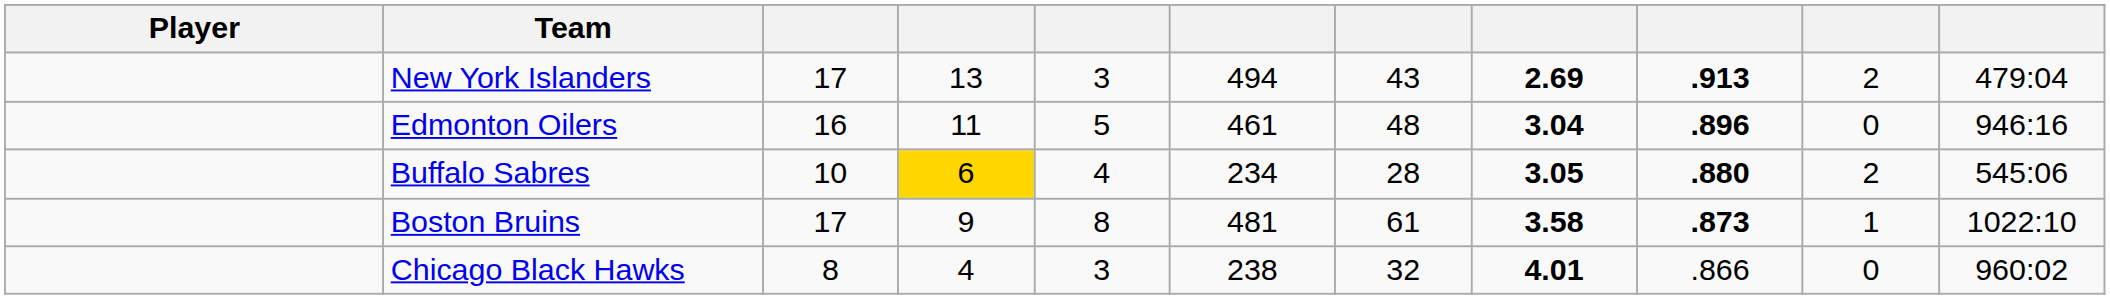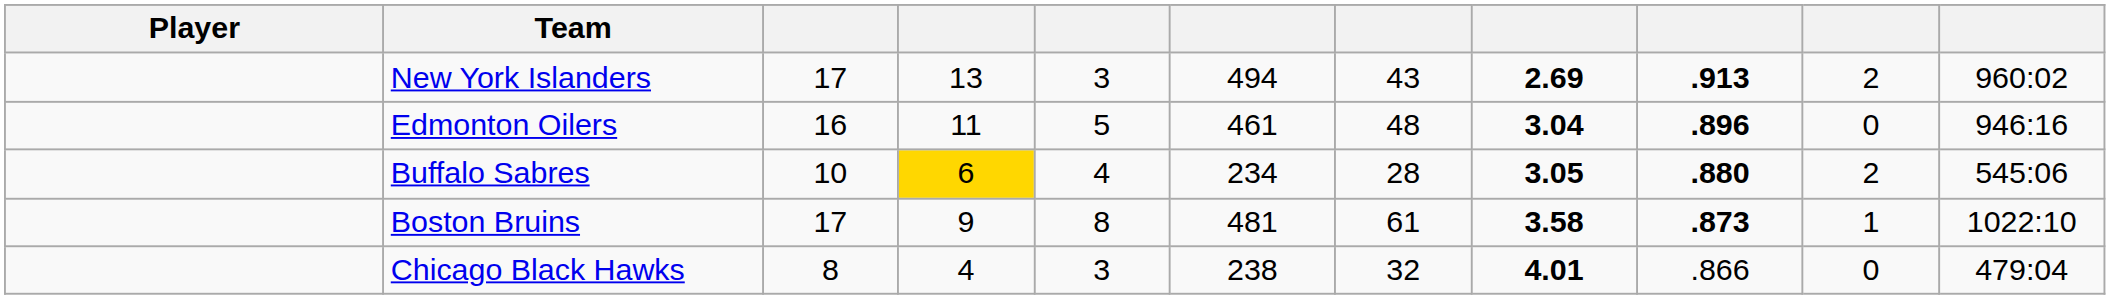(2022, 76) 479:04 -> (2022, 76) 960:02
(2022, 269) 960:02 -> (2022, 269) 479:04
